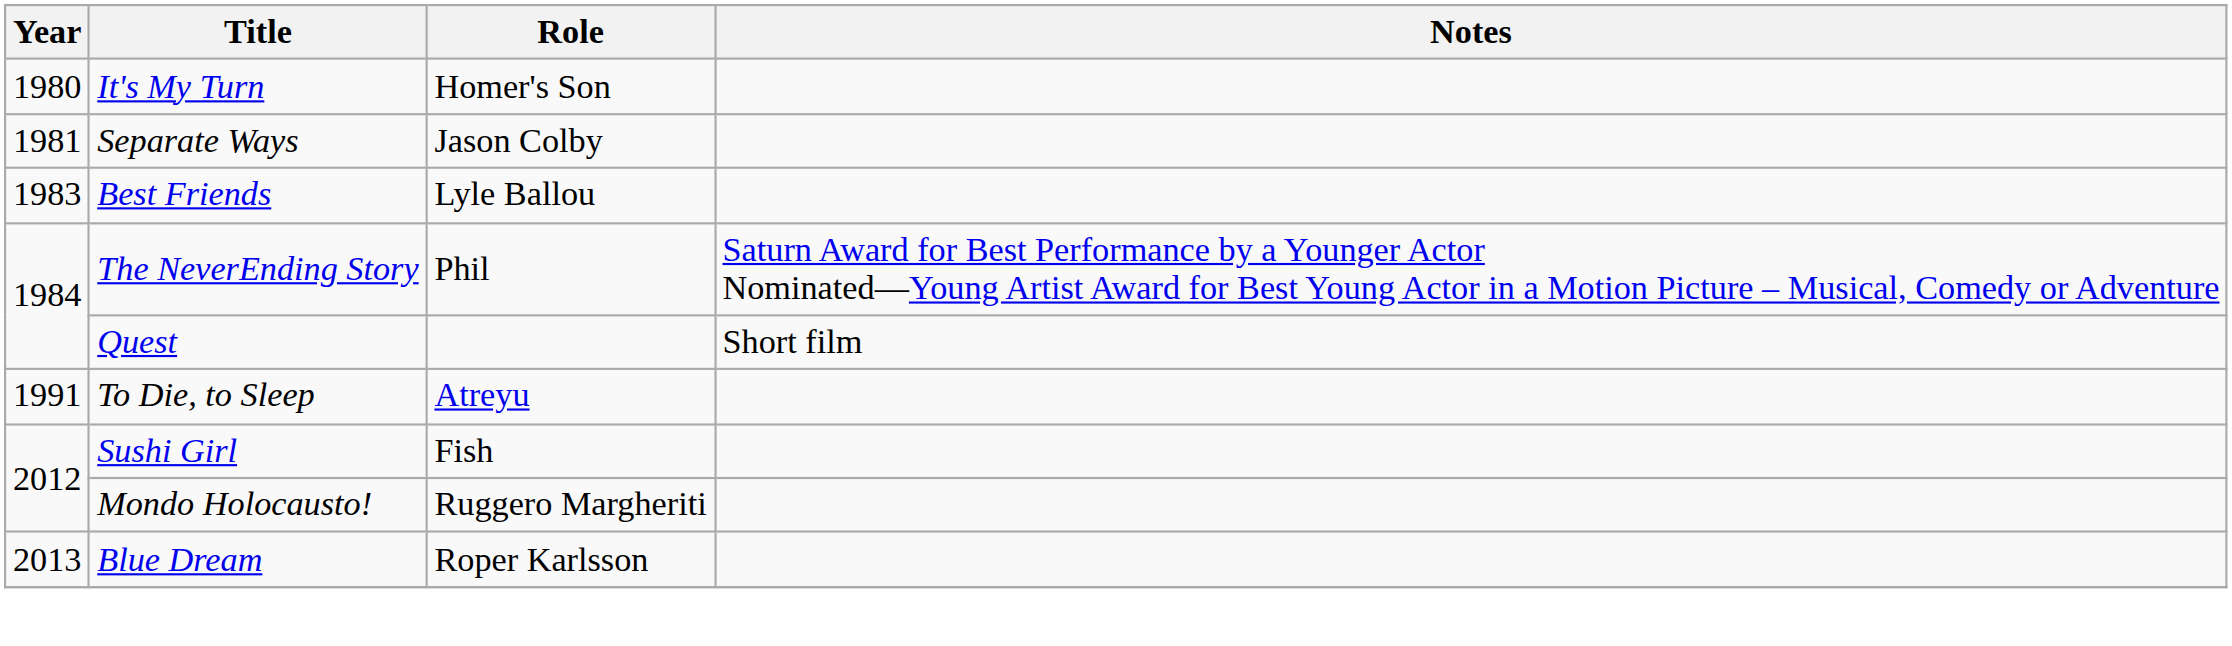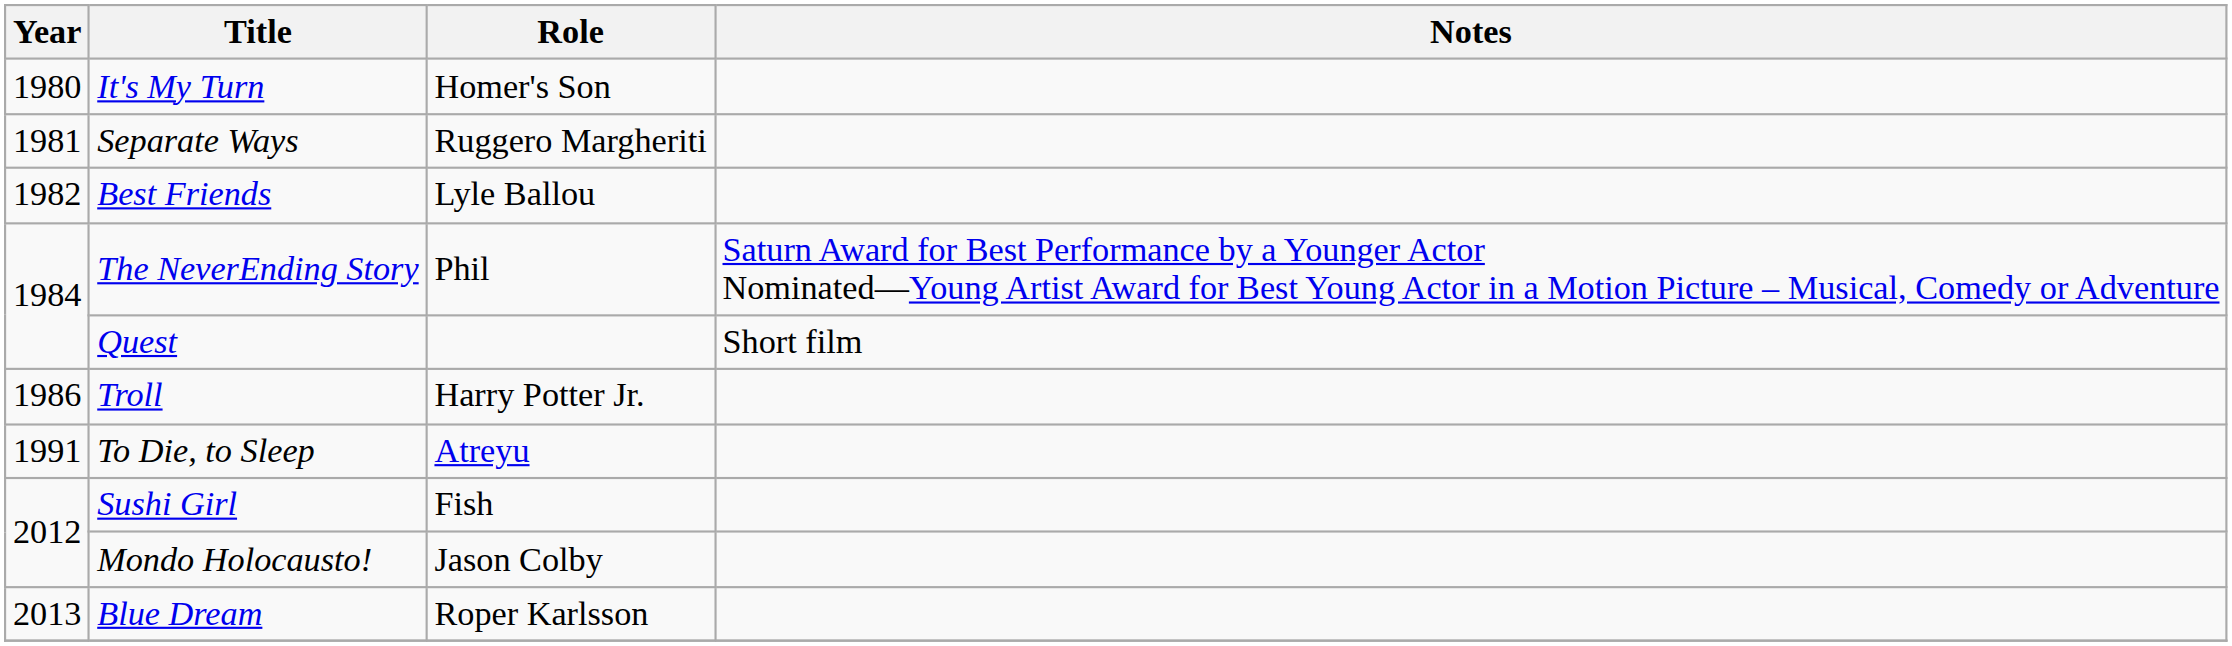(519, 140) Jason Colby -> (571, 140) Ruggero Margheriti
(47, 194) 1983 -> (47, 194) 1982
+ row: (130, 395)
(571, 504) Ruggero Margheriti -> (519, 558) Jason Colby
